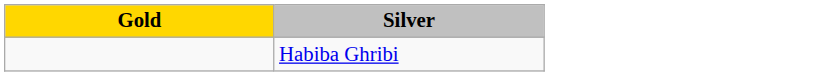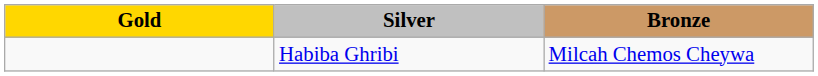+ column: (679, 20)
